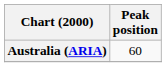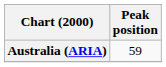(135, 51) 60 -> (135, 51) 59
